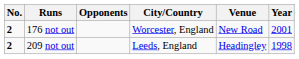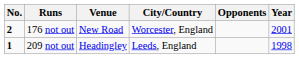columns swapped: (103, 12) <-> (242, 12)
(9, 45) 2 -> (9, 45) 1
